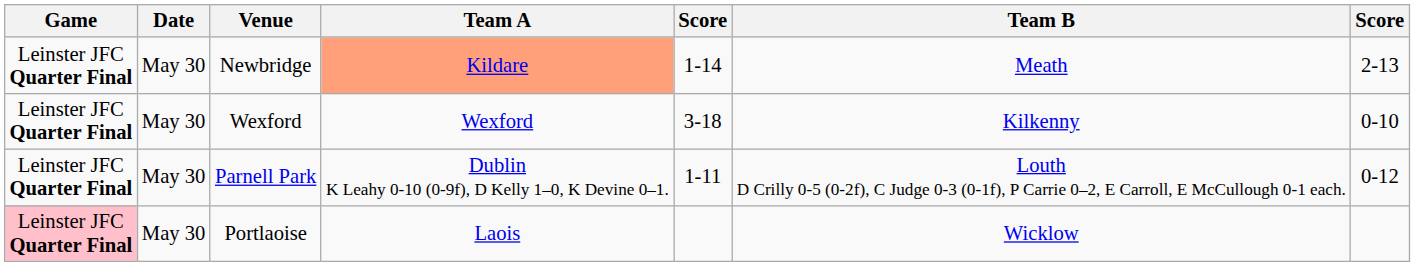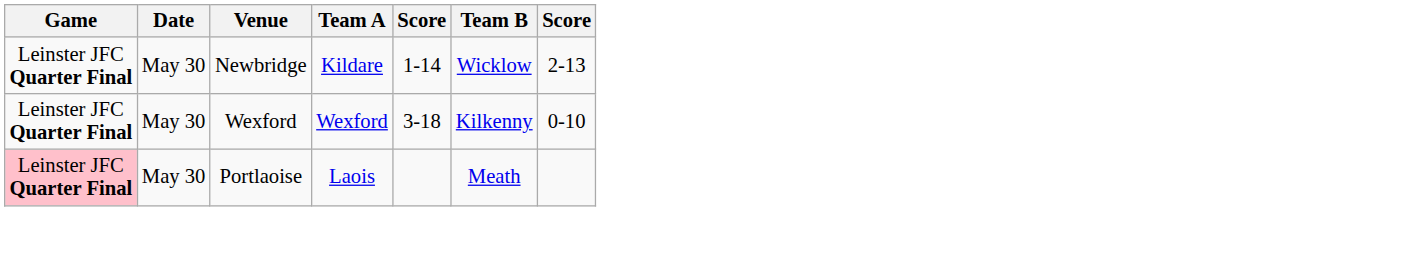(497, 65) lightsalmon background -> (352, 65) no background
(1041, 65) Meath -> (494, 65) Wicklow
- row: (266, 177)
(1041, 233) Wicklow -> (494, 177) Meath
